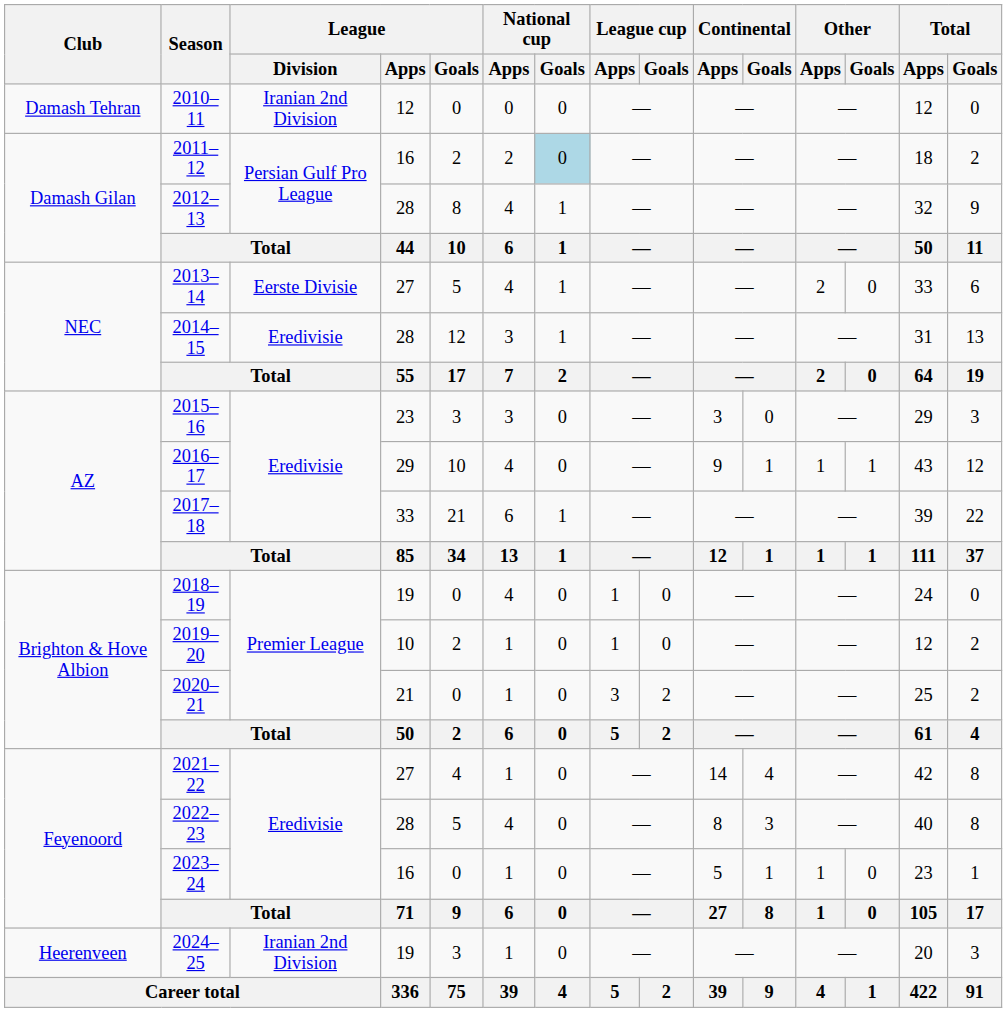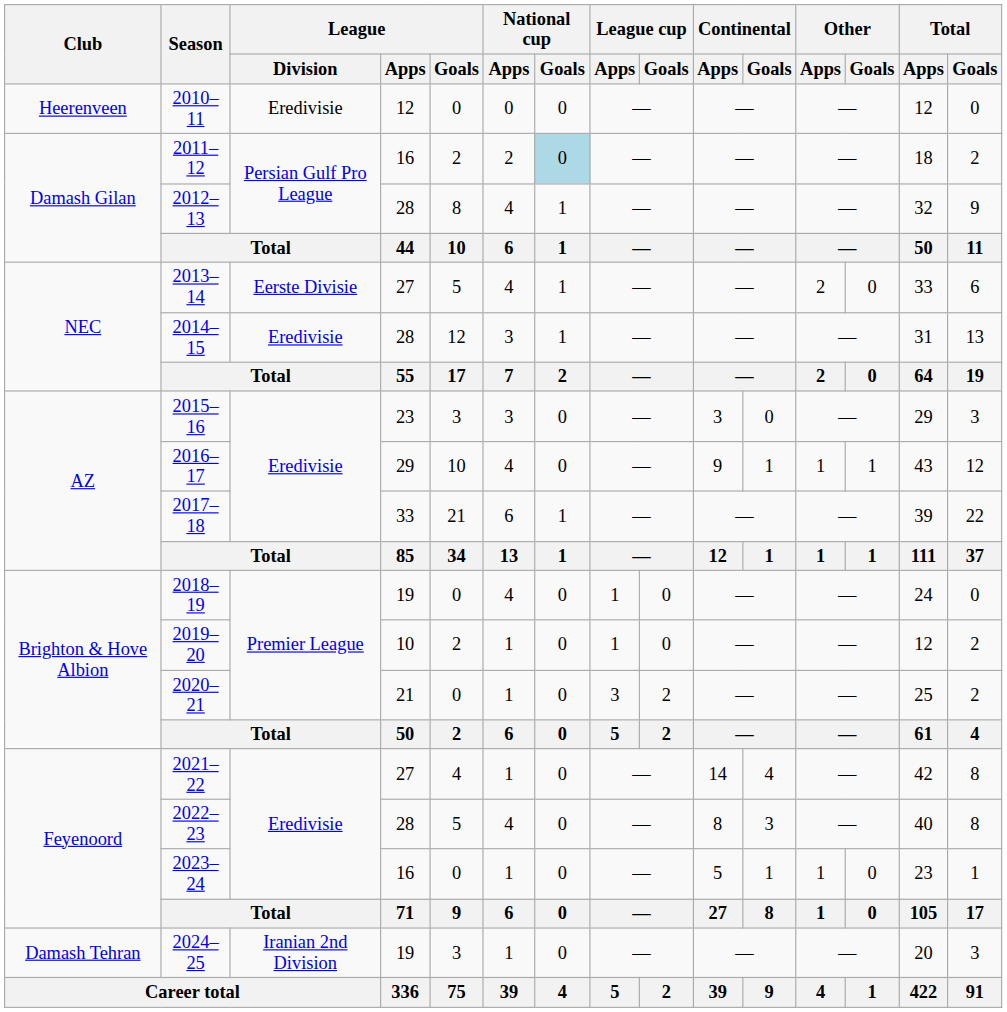(83, 108) Damash Tehran -> (83, 108) Heerenveen
(305, 108) Iranian 2nd Division -> (305, 108) Eredivisie
(83, 952) Heerenveen -> (83, 952) Damash Tehran
